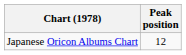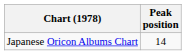(161, 41) 12 -> (161, 41) 14
